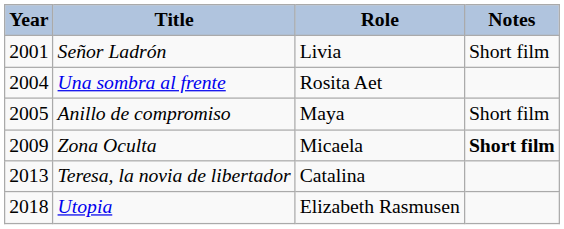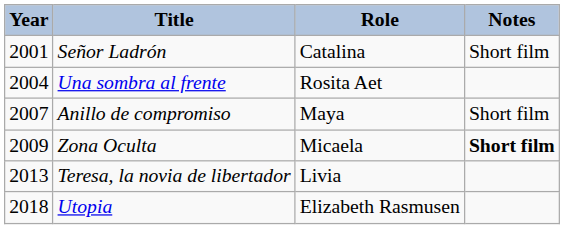(320, 51) Livia -> (333, 51) Catalina
(29, 113) 2005 -> (29, 113) 2007
(333, 176) Catalina -> (320, 176) Livia
